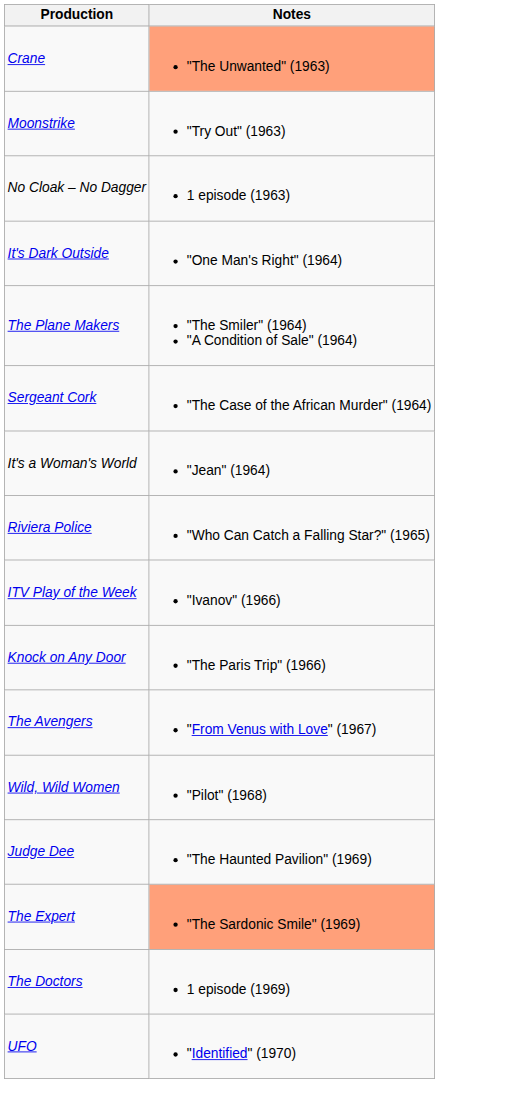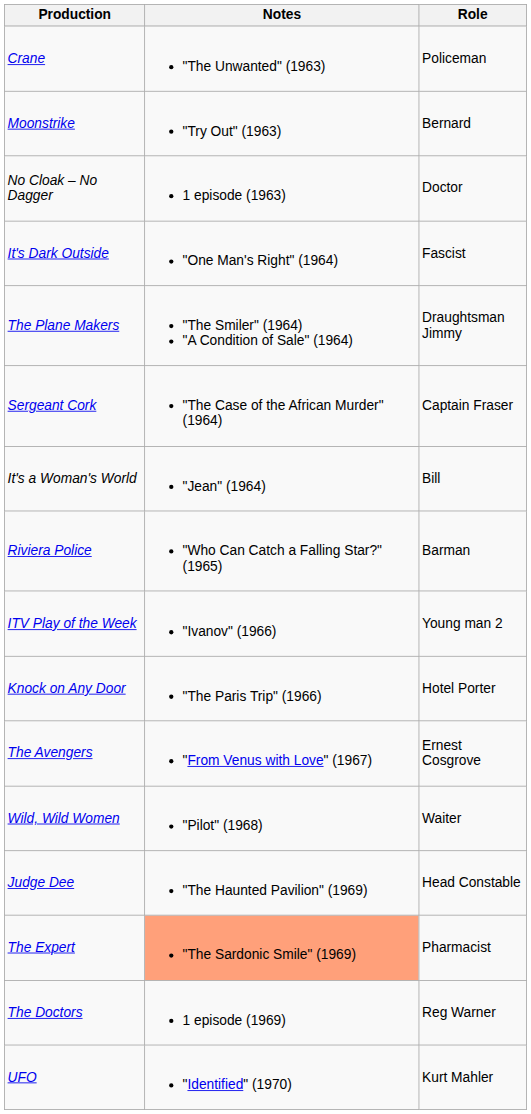+ column: (473, 15)
(292, 66) lightsalmon background -> (282, 66) no background
